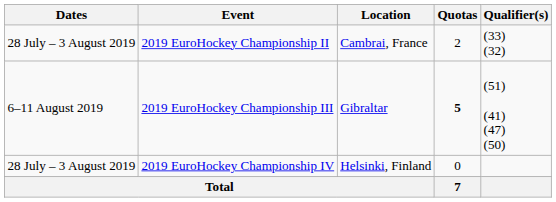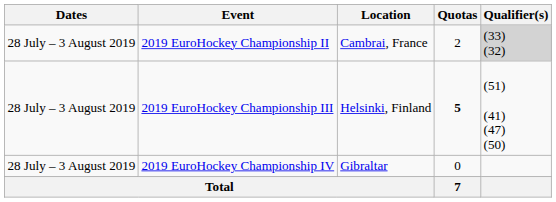(494, 43) no background -> (494, 43) lightgrey background
(55, 108) 6–11 August 2019 -> (71, 108) 28 July – 3 August 2019
(364, 108) Gibraltar -> (386, 108) Helsinki, Finland
(386, 165) Helsinki, Finland -> (364, 165) Gibraltar
